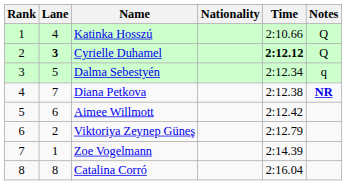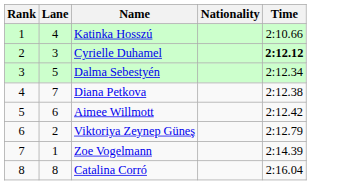- column: (324, 14)
(55, 53) bold -> (55, 53) normal
